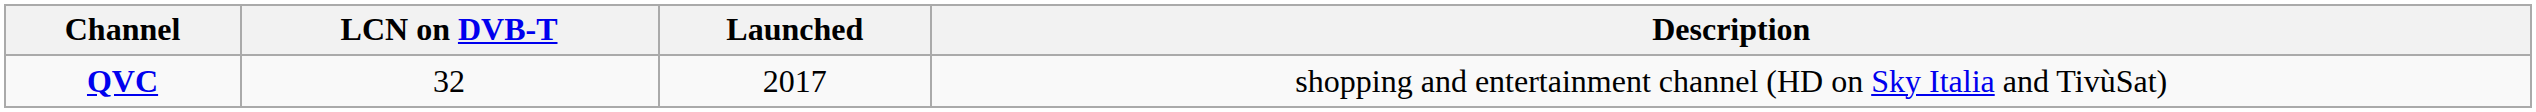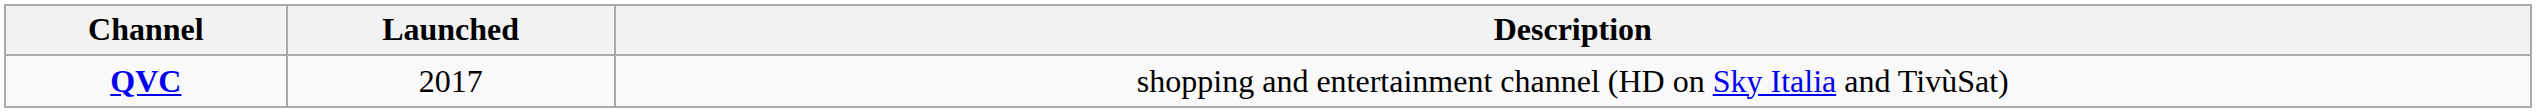- column: (449, 29)
